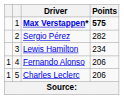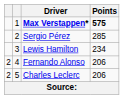(99, 36) 282 -> (99, 36) 285
(8, 62) 1 -> (8, 62) 2
(8, 75) 1 -> (8, 75) 2
